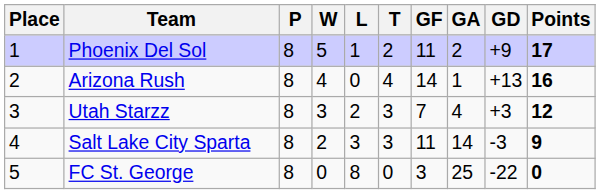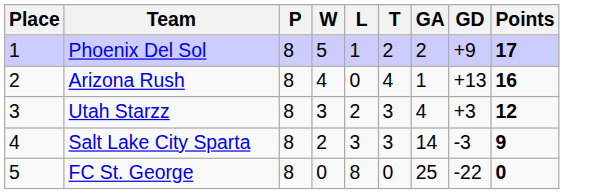- column: (429, 19)
